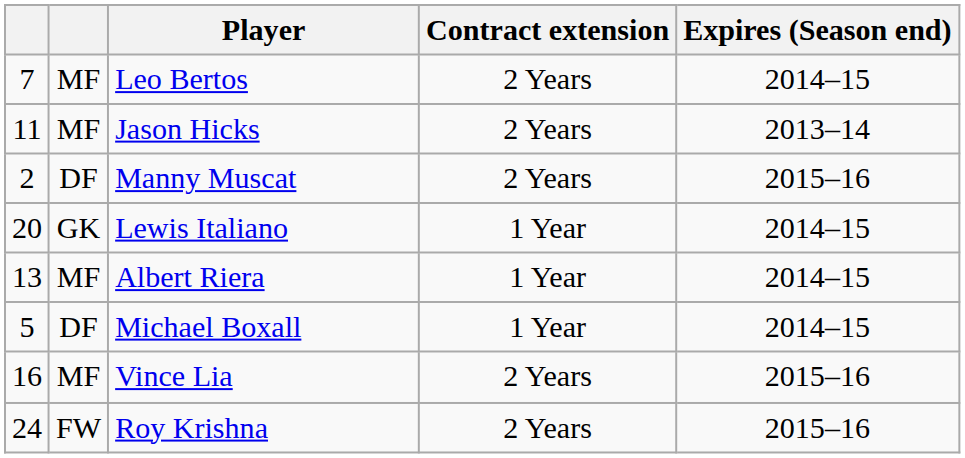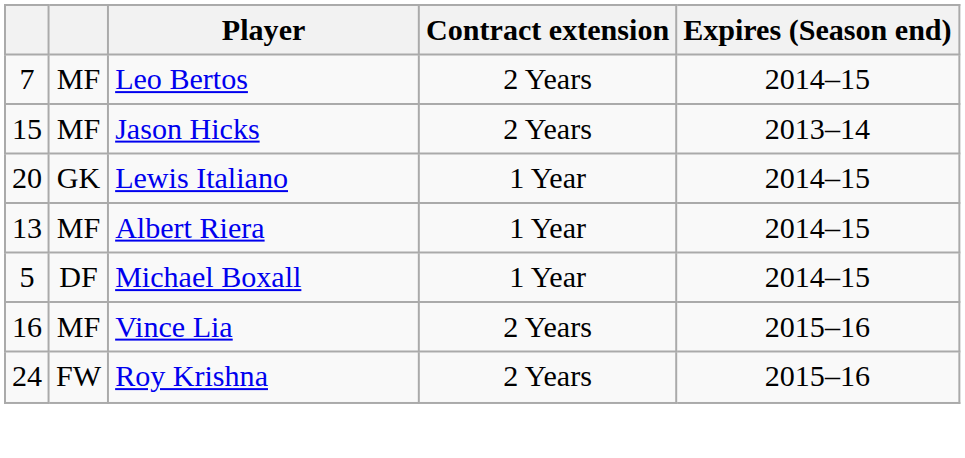(27, 128) 11 -> (27, 128) 15
- row: (206, 178)
